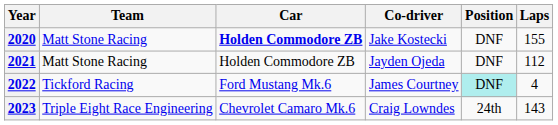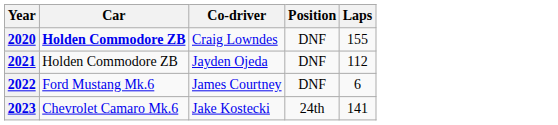- column: (127, 16)
(408, 39) Jake Kostecki -> (235, 39) Craig Lowndes
(489, 85) paleturquoise background -> (312, 85) no background
(534, 85) 4 -> (357, 85) 6
(412, 108) Craig Lowndes -> (231, 108) Jake Kostecki
(534, 108) 143 -> (357, 108) 141
